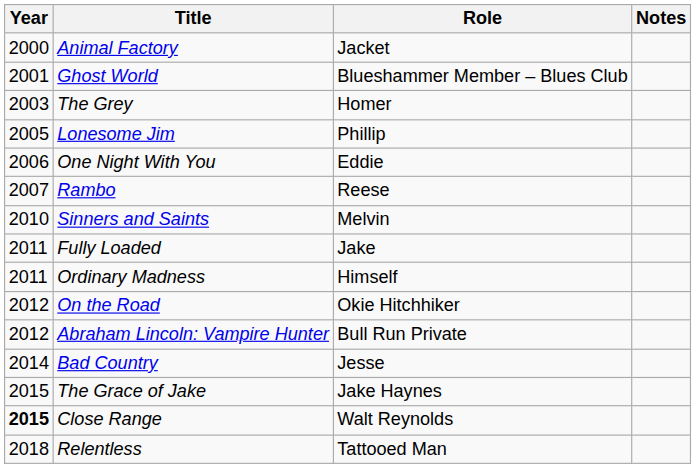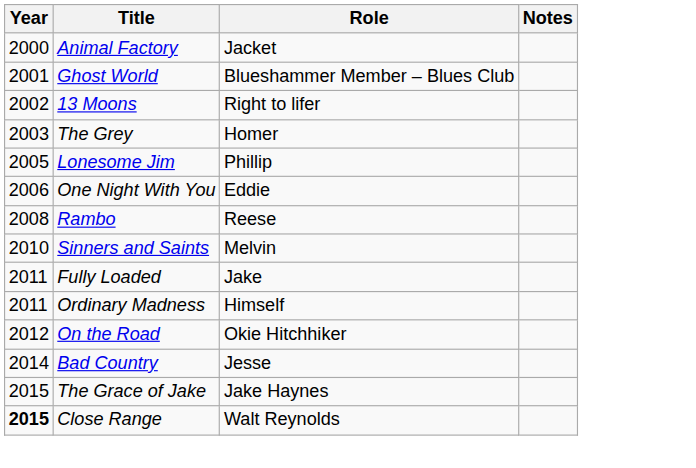+ row: (97, 104)
(29, 190) 2007 -> (29, 219) 2008
- row: (193, 334)
- row: (99, 448)
